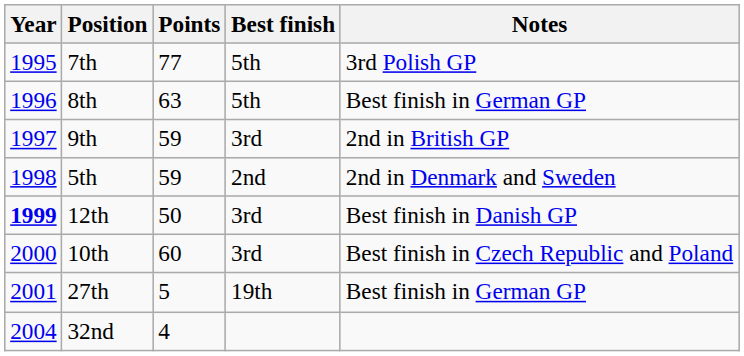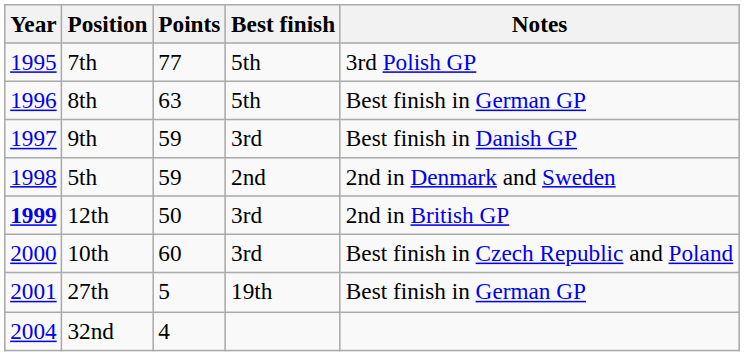(428, 138) 2nd in British GP -> (461, 138) Best finish in Danish GP
(461, 215) Best finish in Danish GP -> (428, 215) 2nd in British GP
